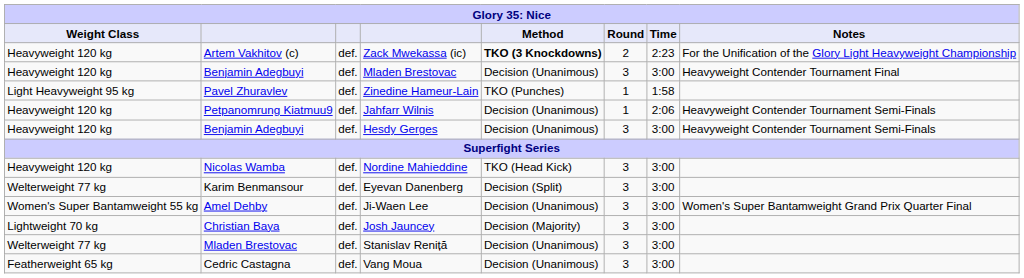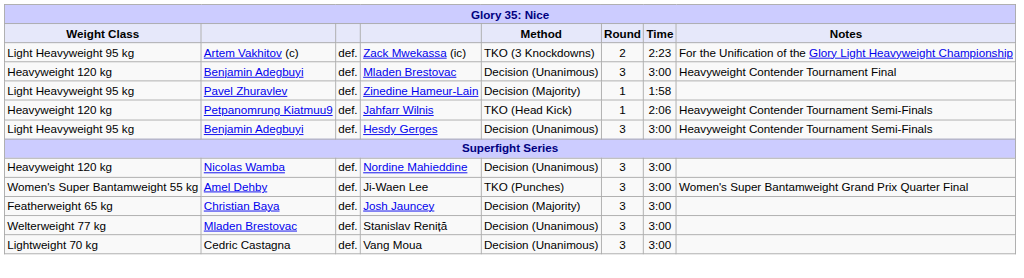(60, 52) Heavyweight 120 kg -> (71, 52) Light Heavyweight 95 kg
(543, 52) bold -> (539, 52) normal
(524, 91) TKO (Punches) -> (532, 91) Decision (Majority)
(541, 110) Decision (Unanimous) -> (528, 110) TKO (Head Kick)
(60, 129) Heavyweight 120 kg -> (71, 129) Light Heavyweight 95 kg
(528, 167) TKO (Head Kick) -> (541, 167) Decision (Unanimous)
- row: (413, 187)
(541, 206) Decision (Unanimous) -> (524, 187) TKO (Punches)
(53, 225) Lightweight 70 kg -> (60, 206) Featherweight 65 kg
(60, 263) Featherweight 65 kg -> (53, 244) Lightweight 70 kg
